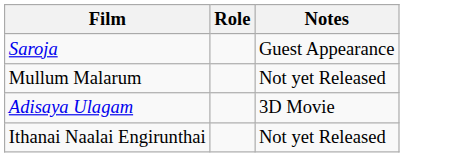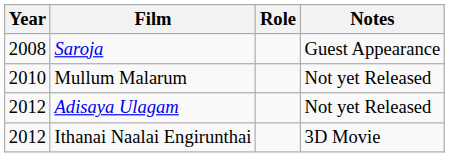+ column: (27, 19)
(297, 107) 3D Movie -> (368, 107) Not yet Released
(322, 136) Not yet Released -> (342, 136) 3D Movie
